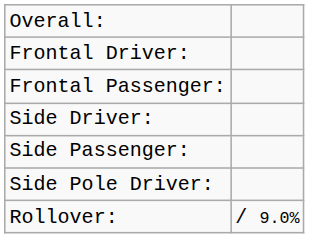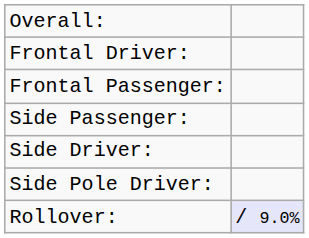rows swapped: (82, 119) <-> (100, 152)
(267, 217) no background -> (267, 217) lavender background
